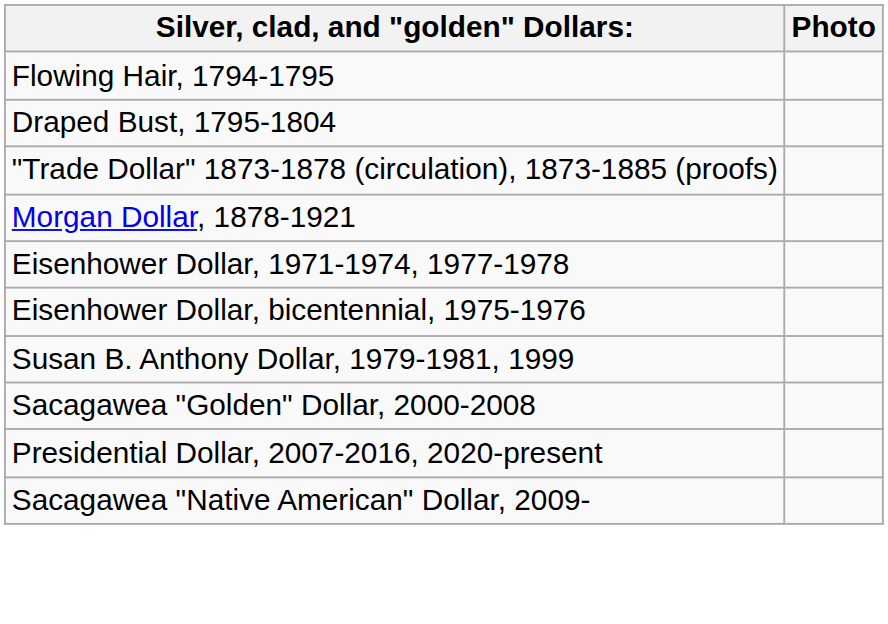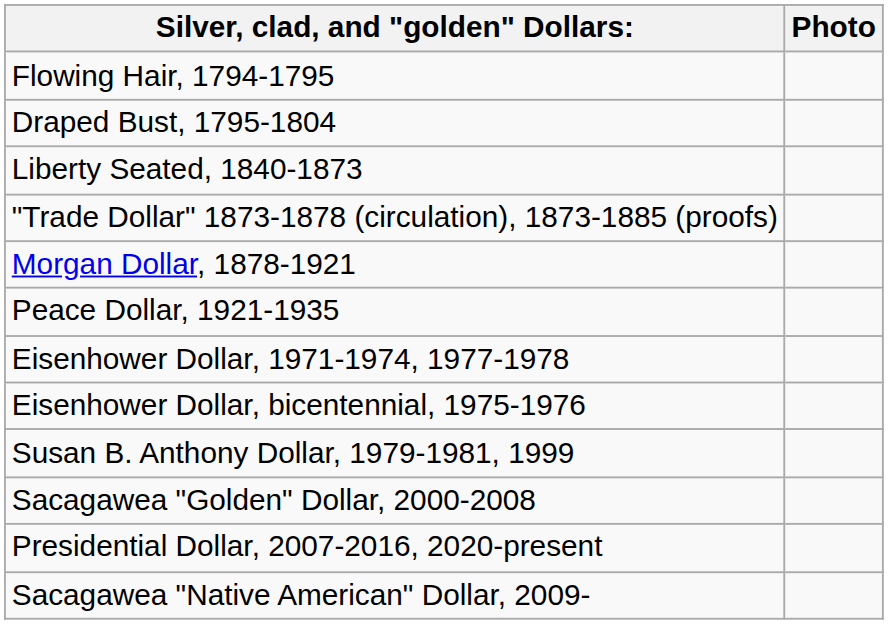+ row: (187, 169)
+ row: (176, 311)
